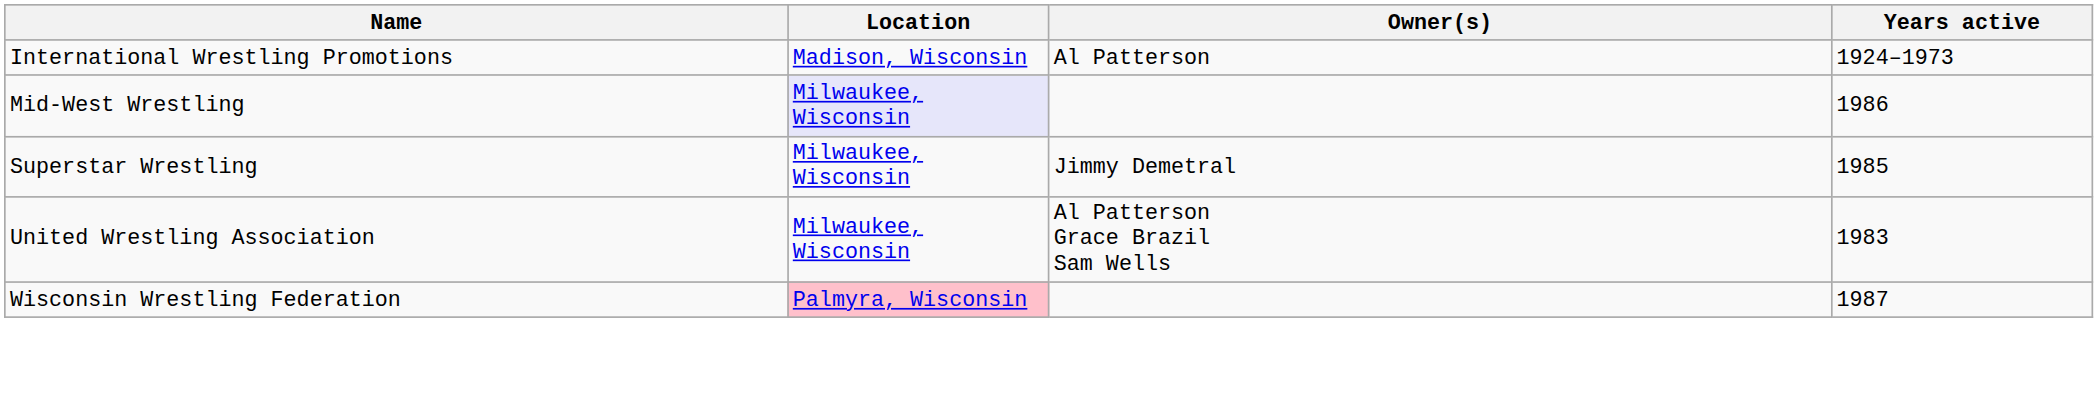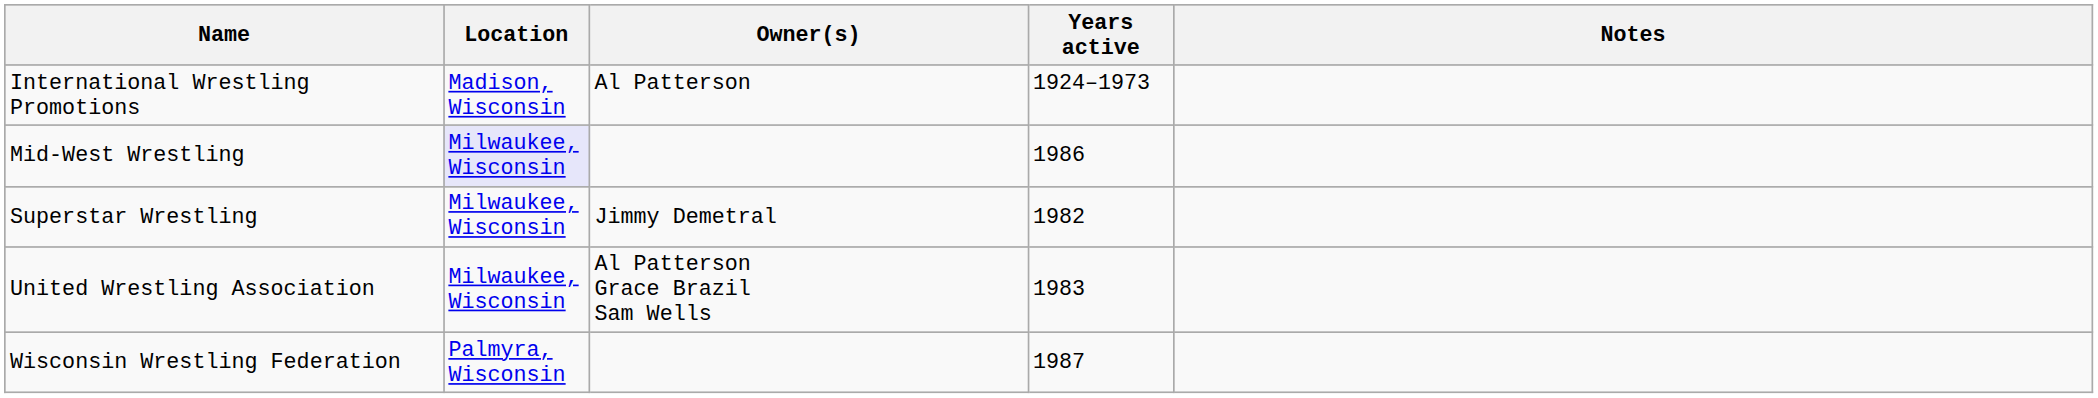+ column: (1633, 35)
(1863, 166) 1985 -> (1059, 216) 1982
(910, 300) pink background -> (507, 362) no background
